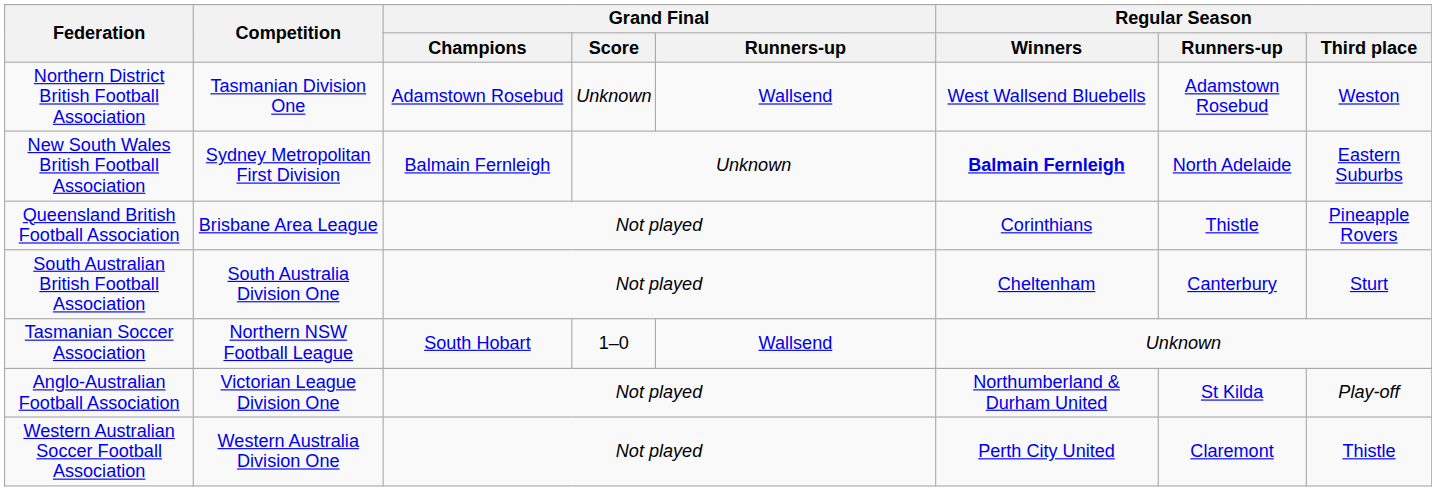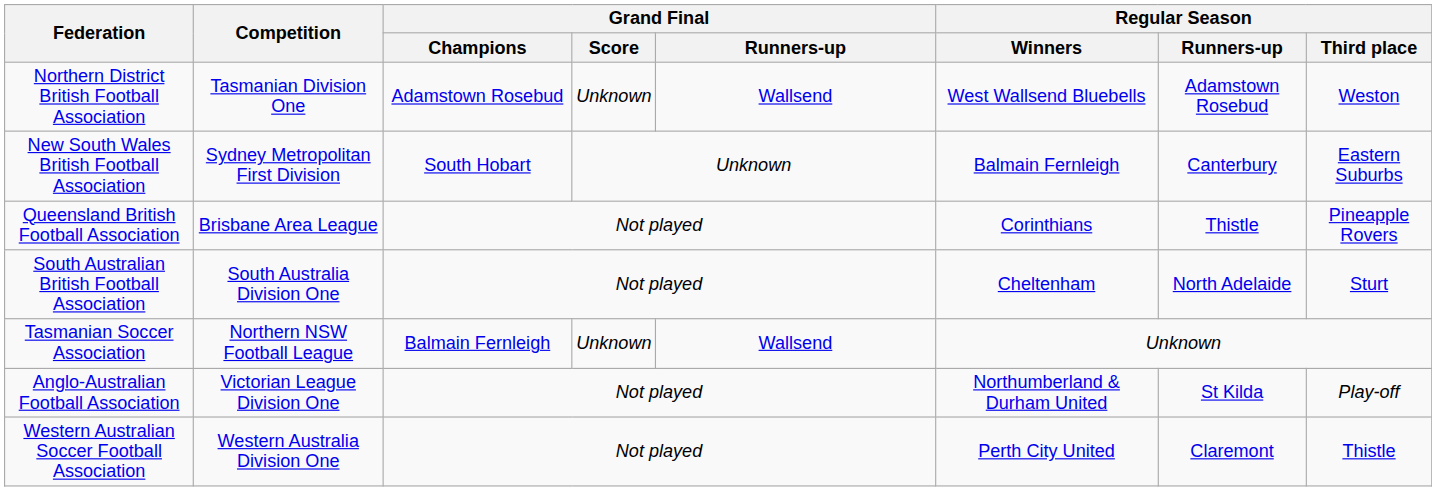(477, 165) Balmain Fernleigh -> (477, 165) South Hobart
(1047, 165) bold -> (1047, 165) normal
(1232, 165) North Adelaide -> (1232, 165) Canterbury
(1232, 284) Canterbury -> (1232, 284) North Adelaide
(477, 343) South Hobart -> (477, 343) Balmain Fernleigh
(614, 343) 1–0 -> (614, 343) Unknown
